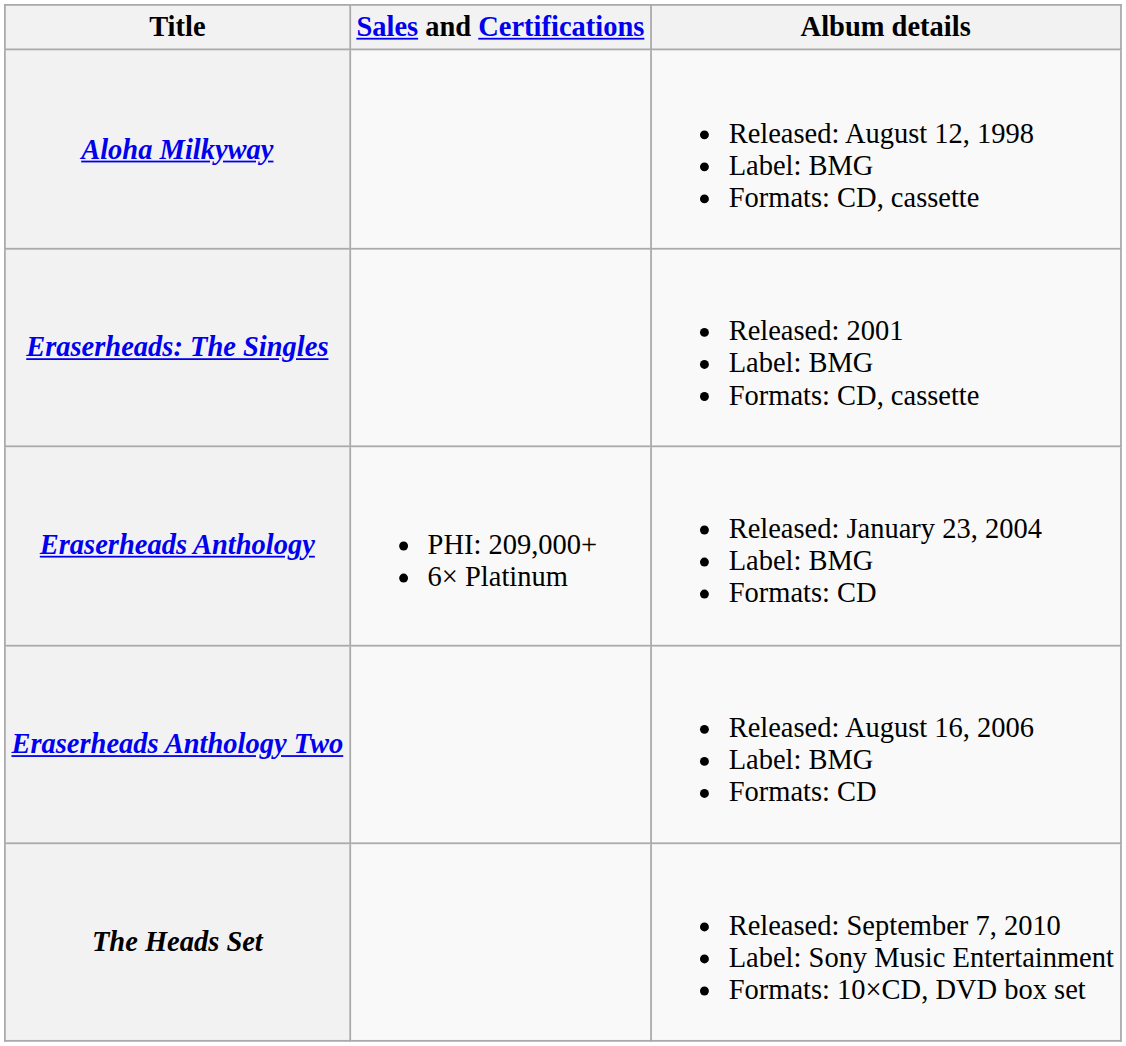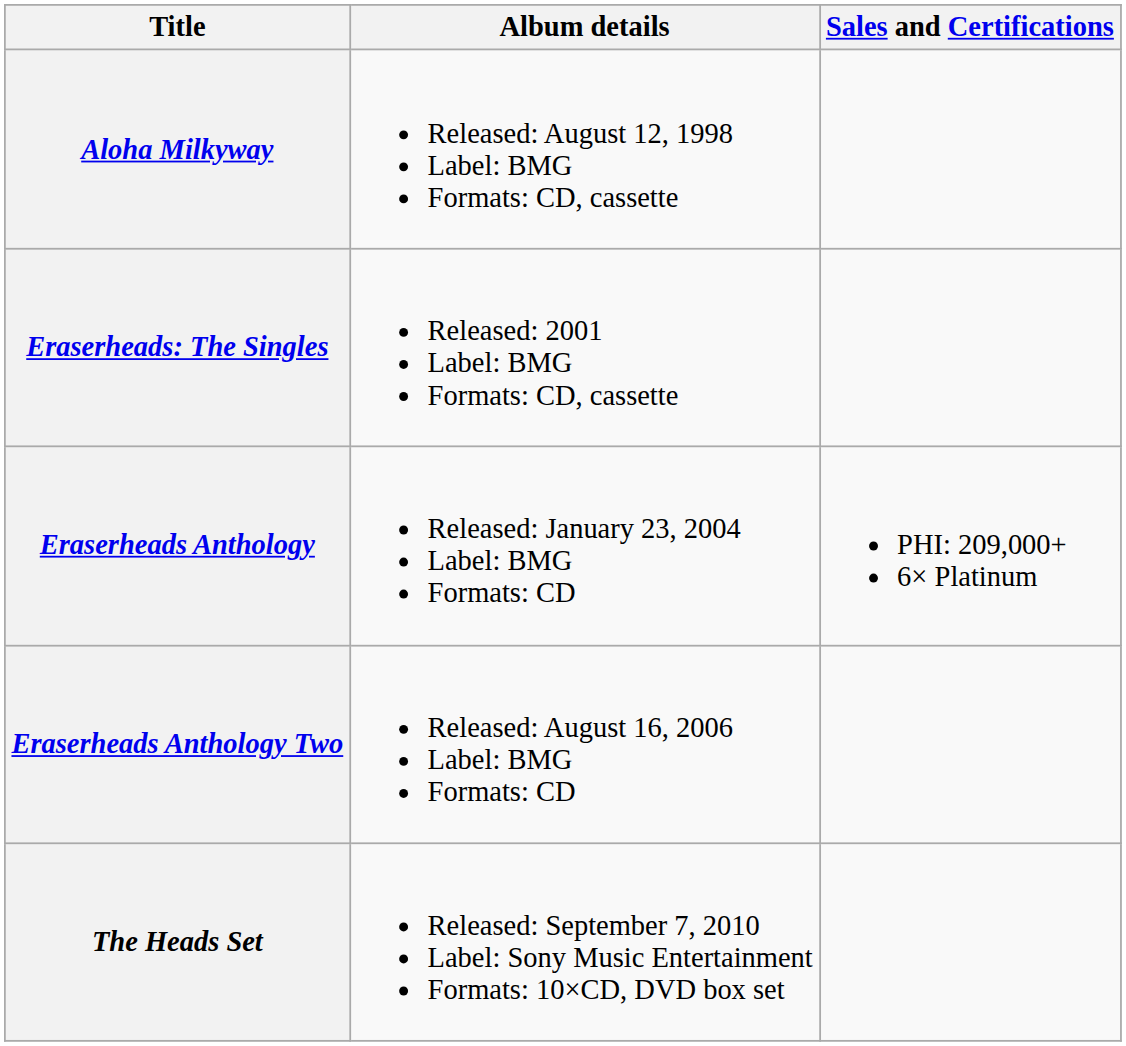columns swapped: (886, 27) <-> (500, 27)
